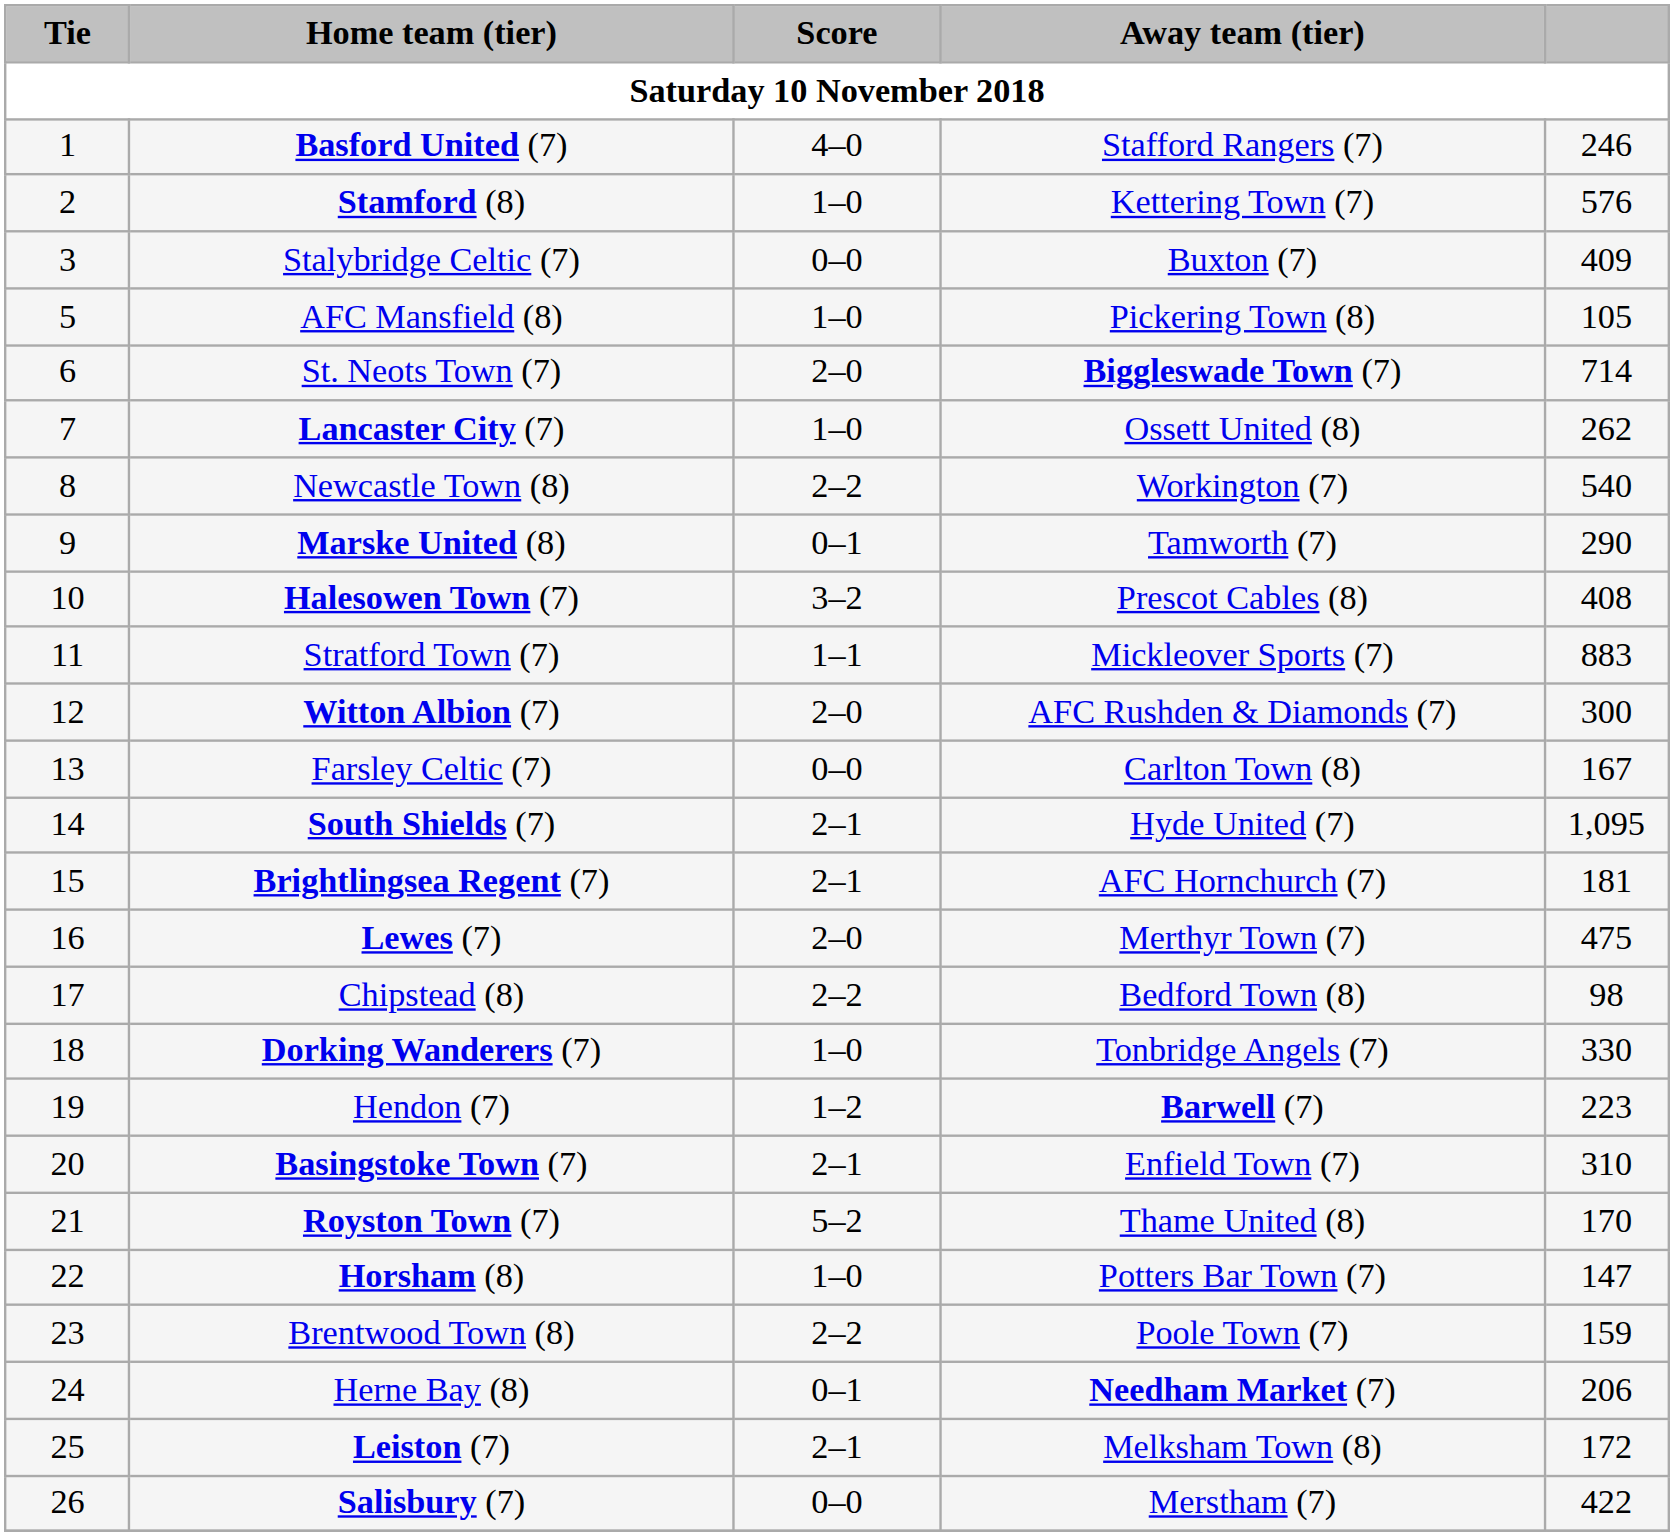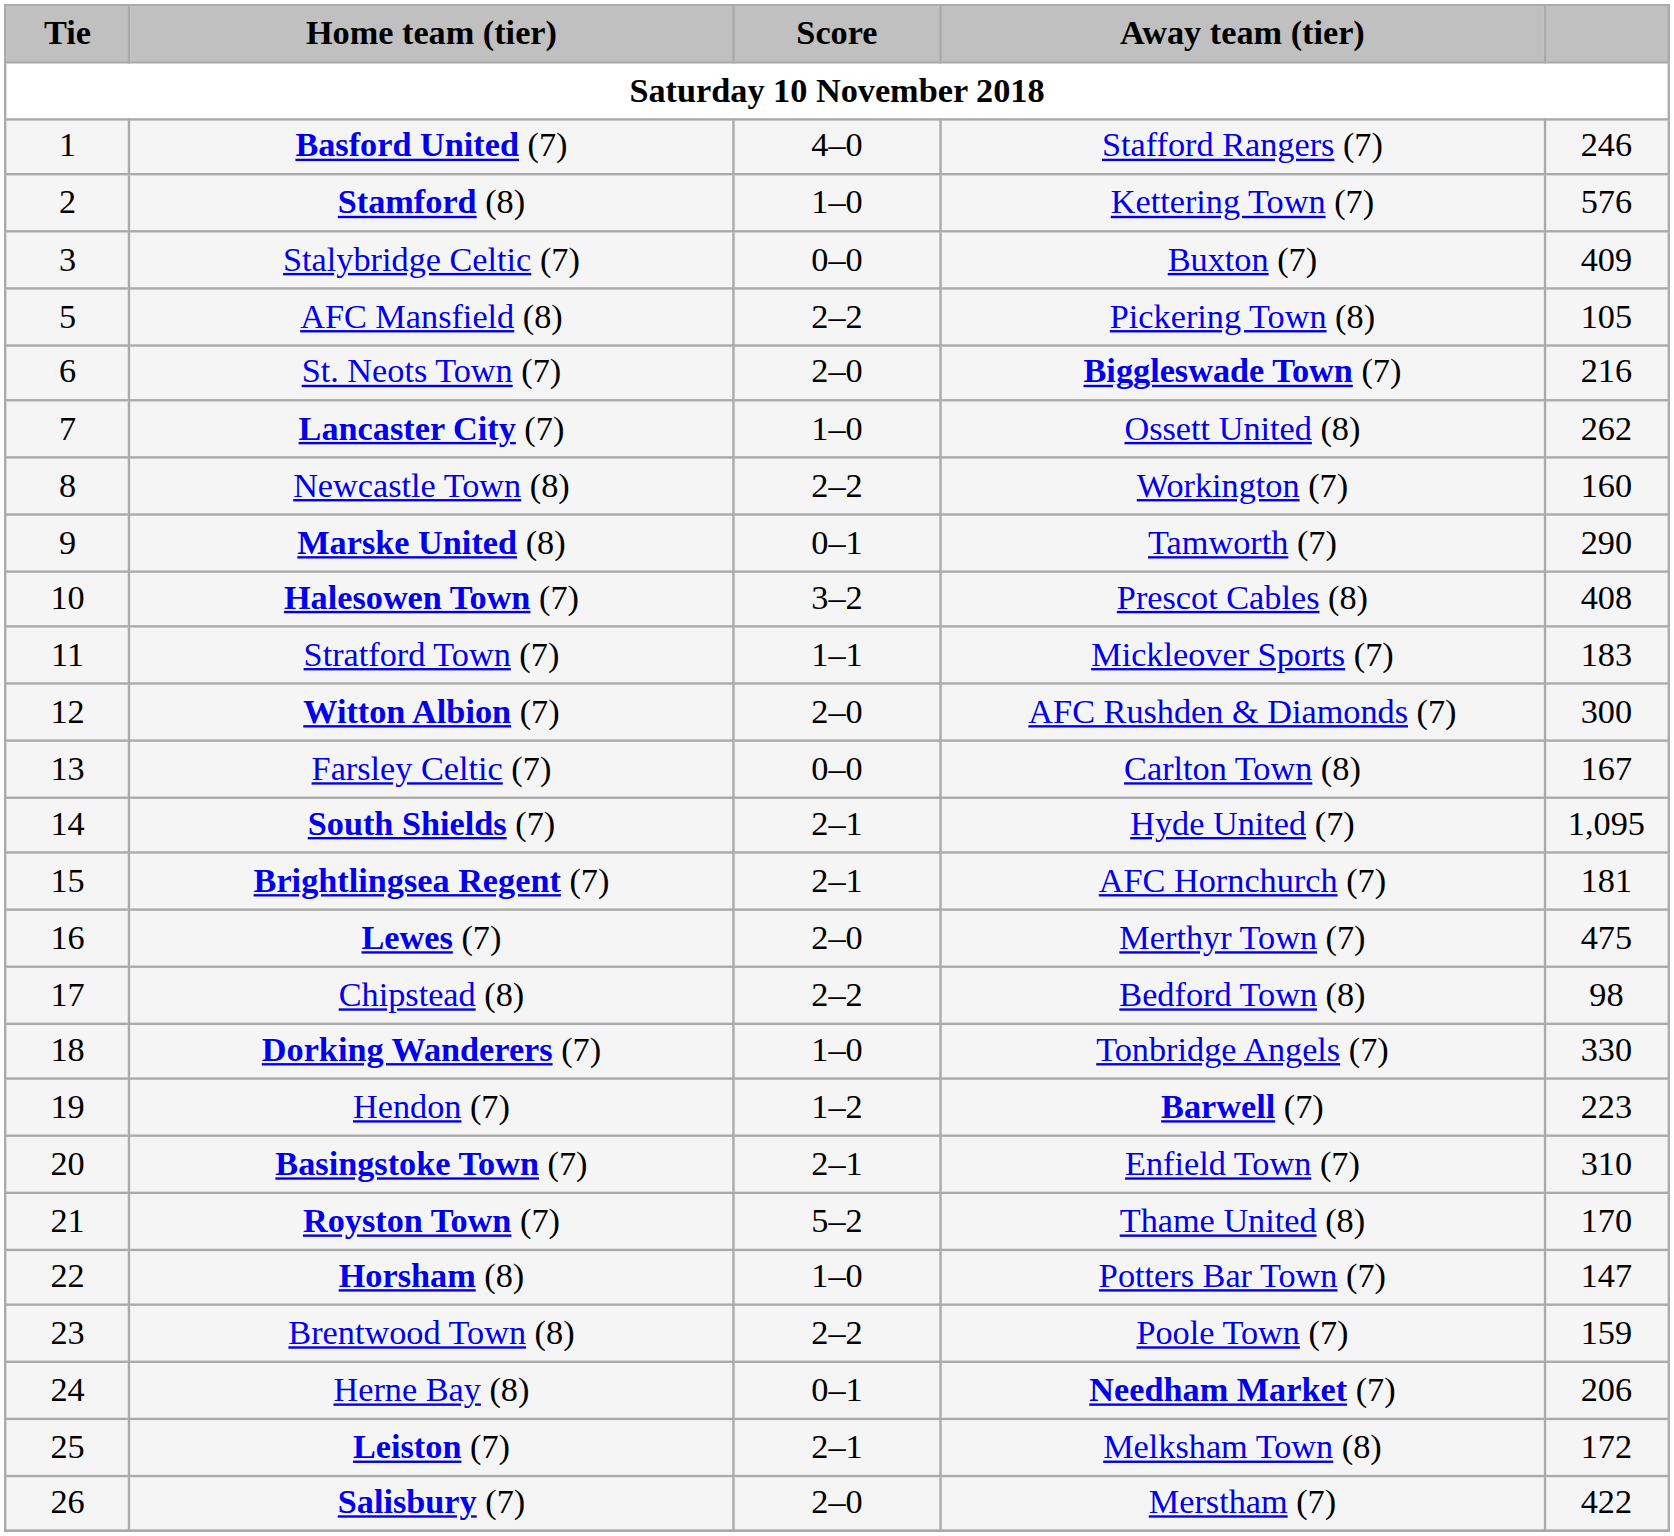(837, 315) 1–0 -> (837, 315) 2–2
(1606, 372) 714 -> (1606, 372) 216
(1606, 485) 540 -> (1606, 485) 160
(1606, 654) 883 -> (1606, 654) 183
(837, 1502) 0–0 -> (837, 1502) 2–0
